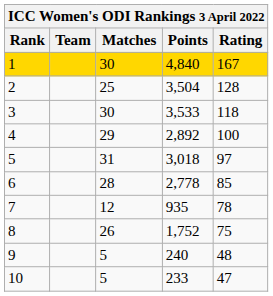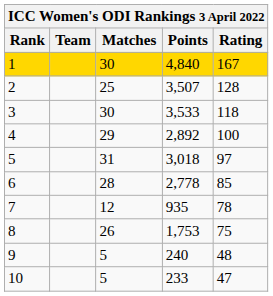(183, 87) 3,504 -> (183, 87) 3,507
(183, 231) 1,752 -> (183, 231) 1,753
